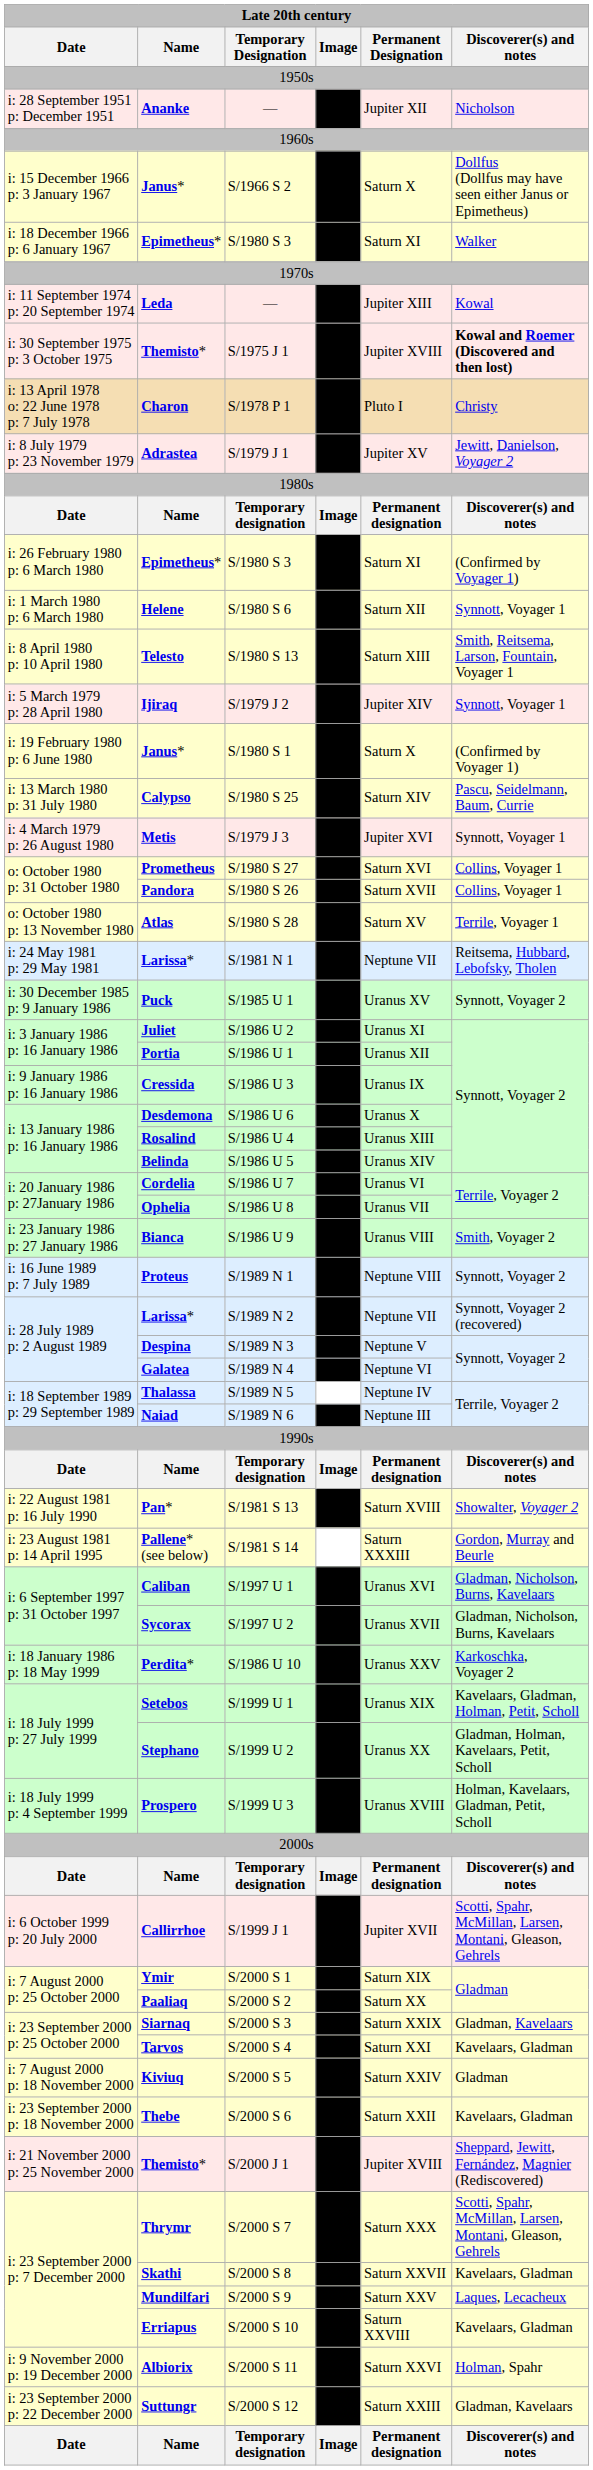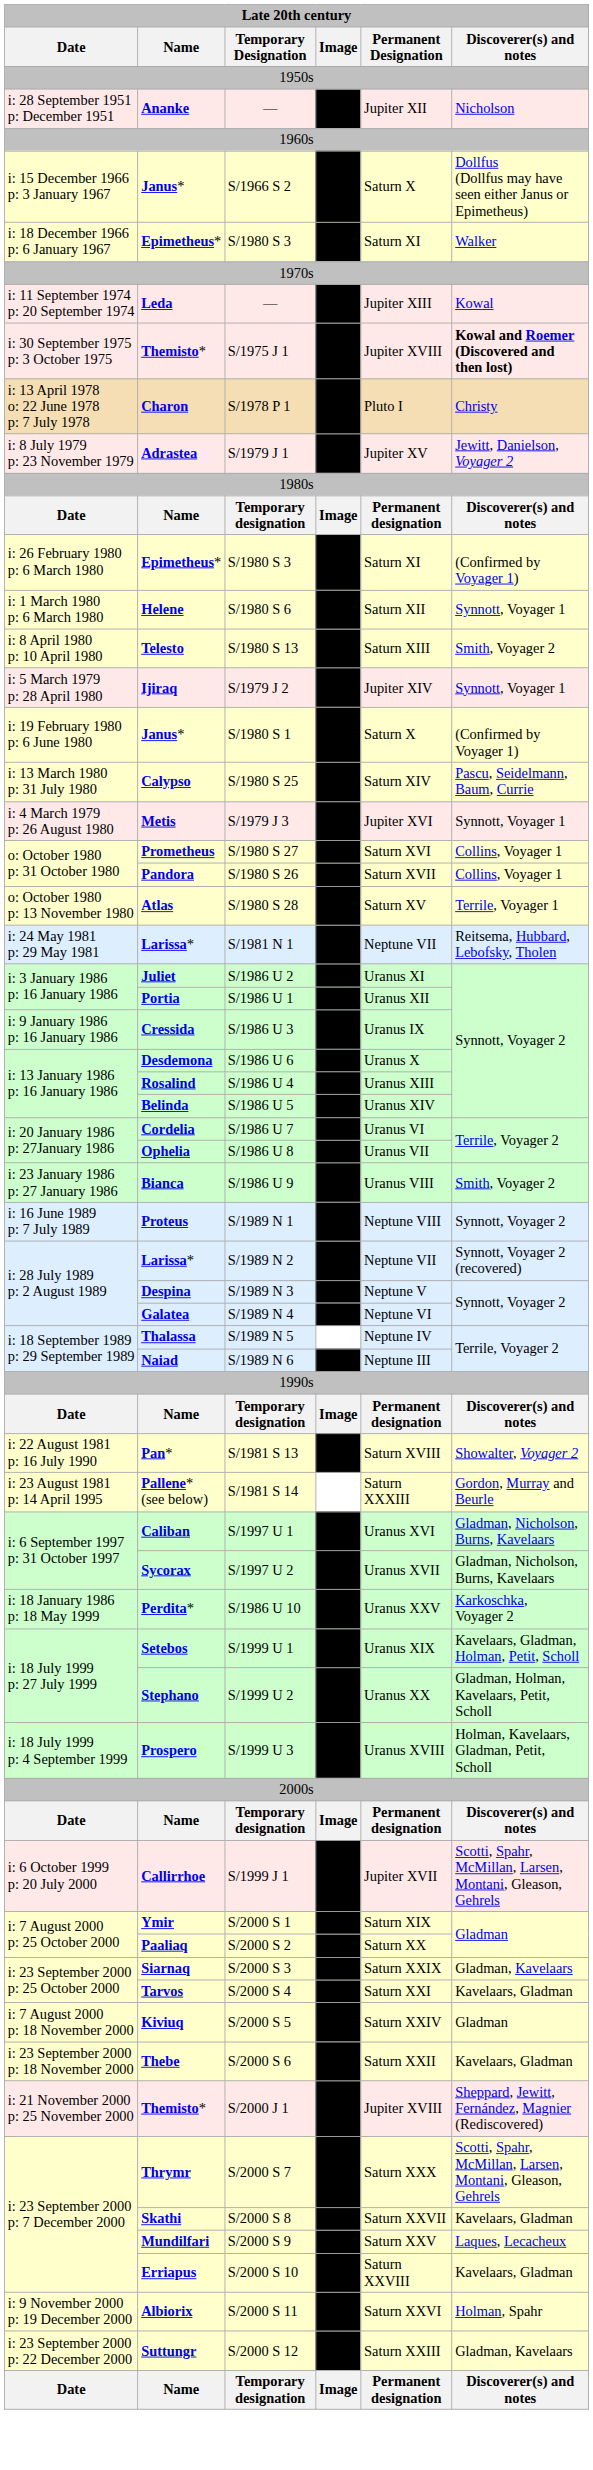(506, 656) Smith, Reitsema, Larson, Fountain, Voyager 1 -> (505, 648) Smith, Voyager 2
- row: (68, 999)
